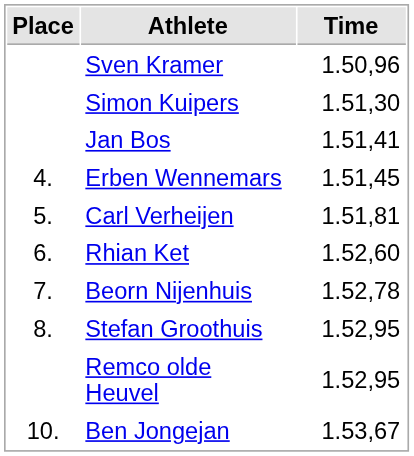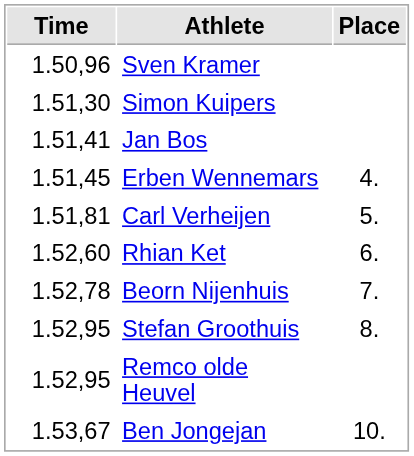columns swapped: (43, 25) <-> (351, 25)
